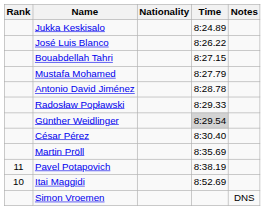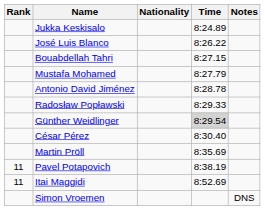(18, 182) 10 -> (18, 182) 11
